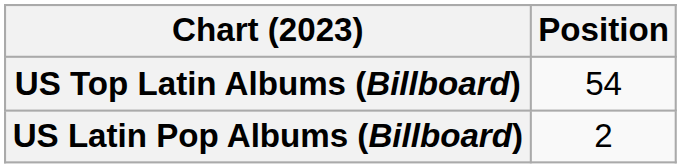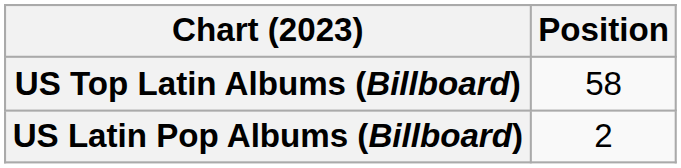(604, 83) 54 -> (604, 83) 58
